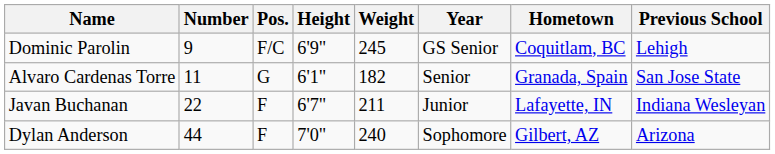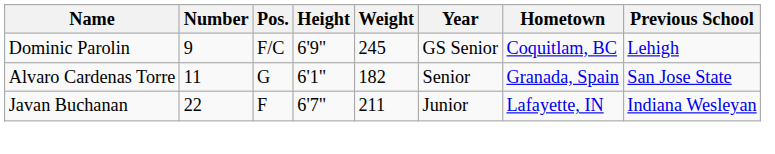- row: (68, 134)
